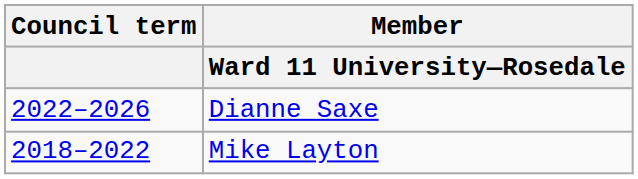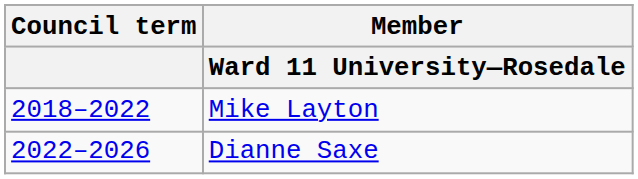rows swapped: (294, 152) <-> (294, 110)
